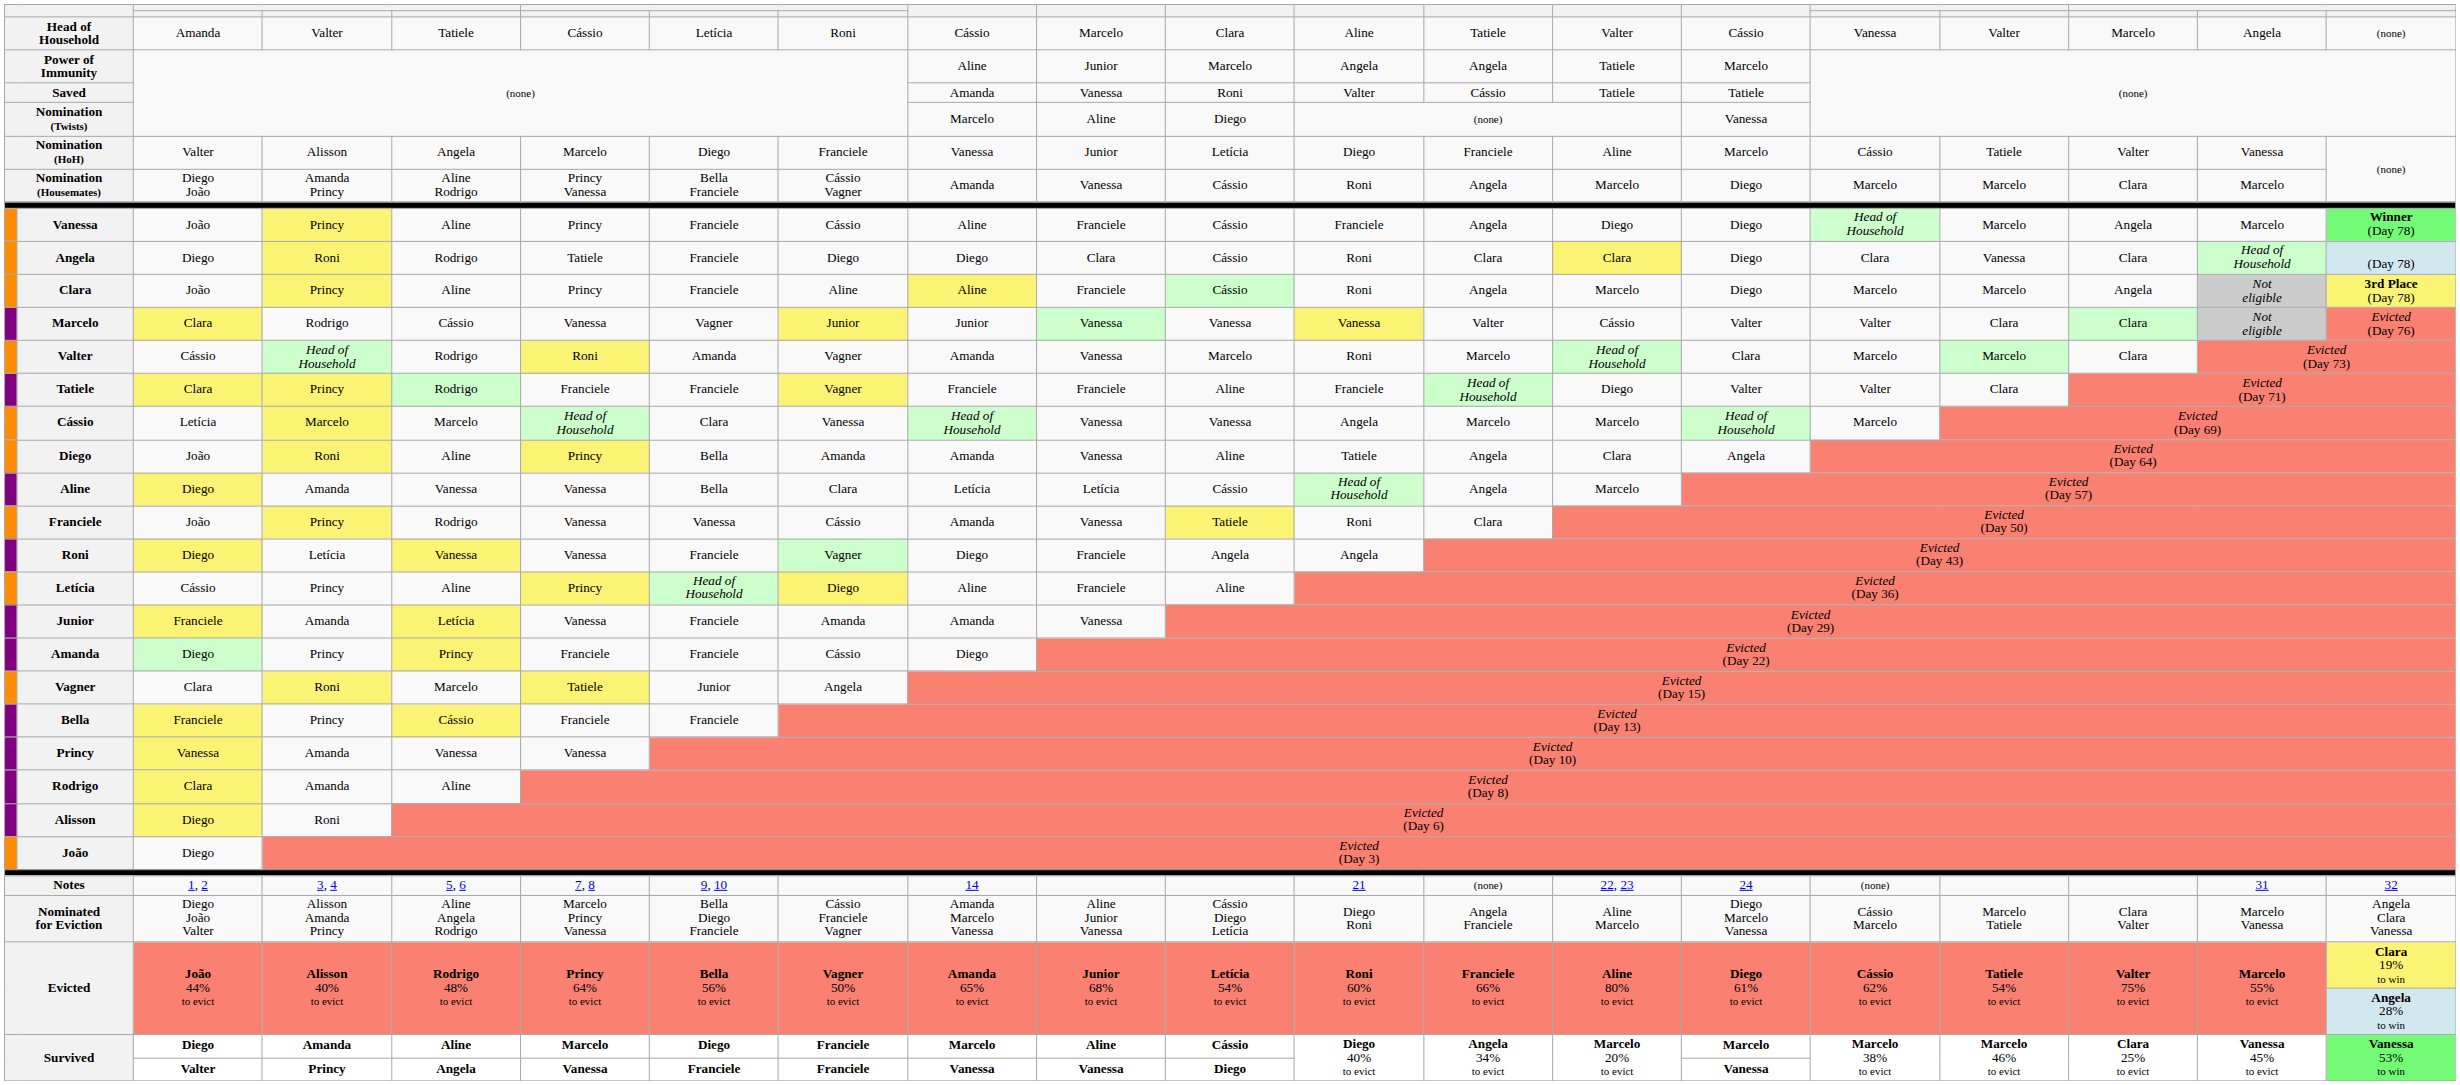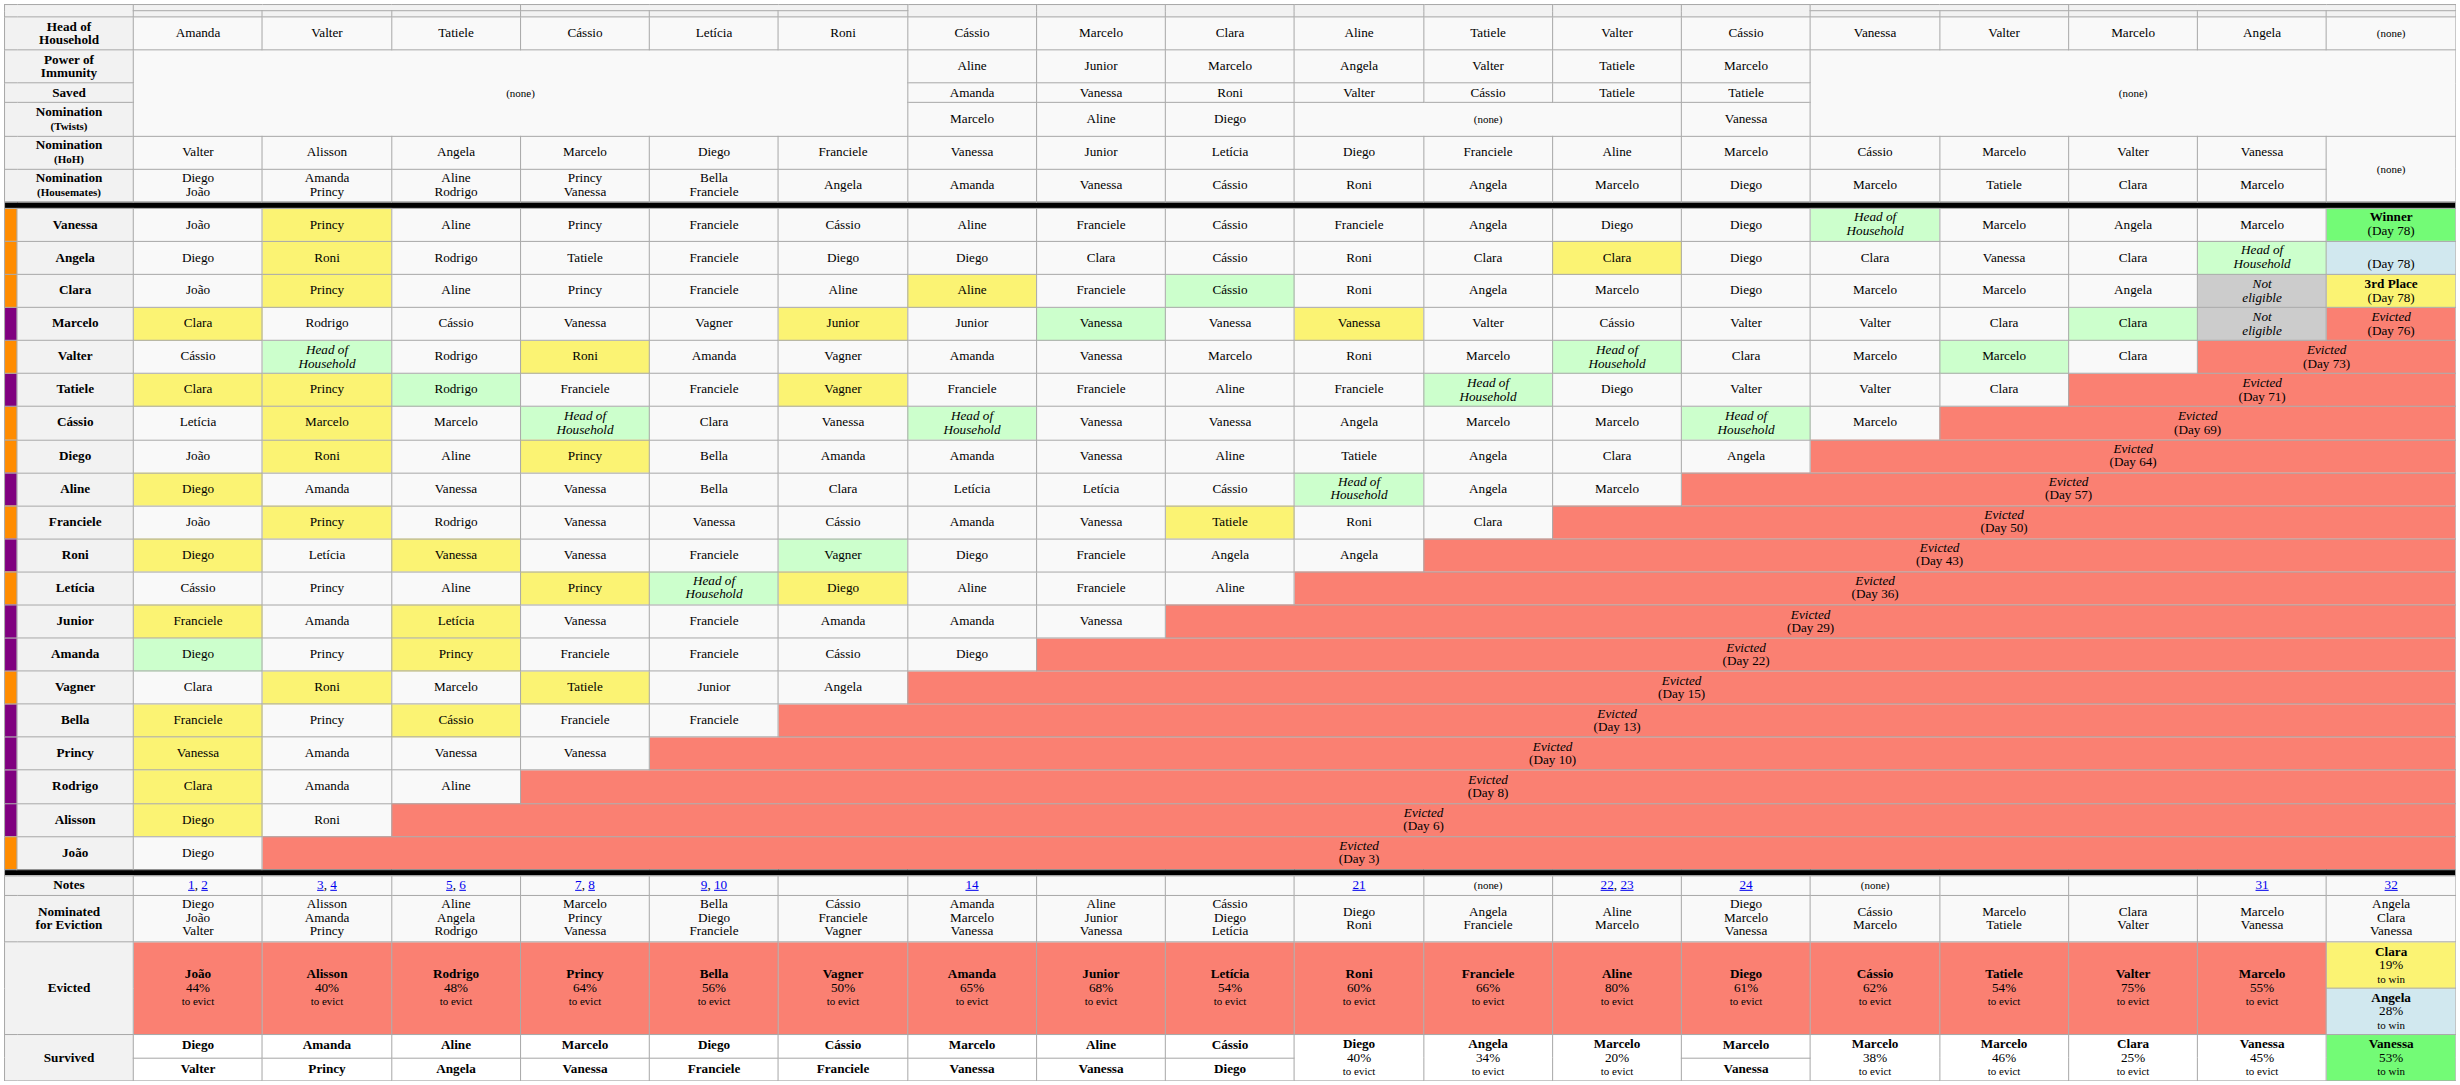(1488, 66) Angela -> (1488, 66) Valter
(2004, 152) Tatiele -> (2004, 152) Marcelo
(843, 185) Cássio Vagner -> (843, 185) Angela
(2004, 185) Marcelo -> (2004, 185) Tatiele
(843, 1046) Franciele -> (843, 1046) Cássio
